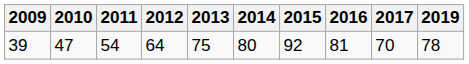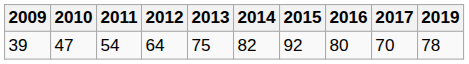(247, 45) 80 -> (247, 45) 82
(339, 45) 81 -> (339, 45) 80
